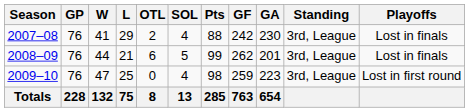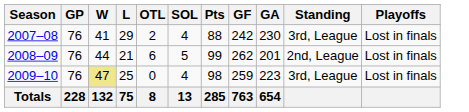(321, 55) 3rd, League -> (323, 55) 2nd, League
(102, 76) no background -> (102, 76) khaki background
(412, 76) Lost in first round -> (401, 76) Lost in finals
